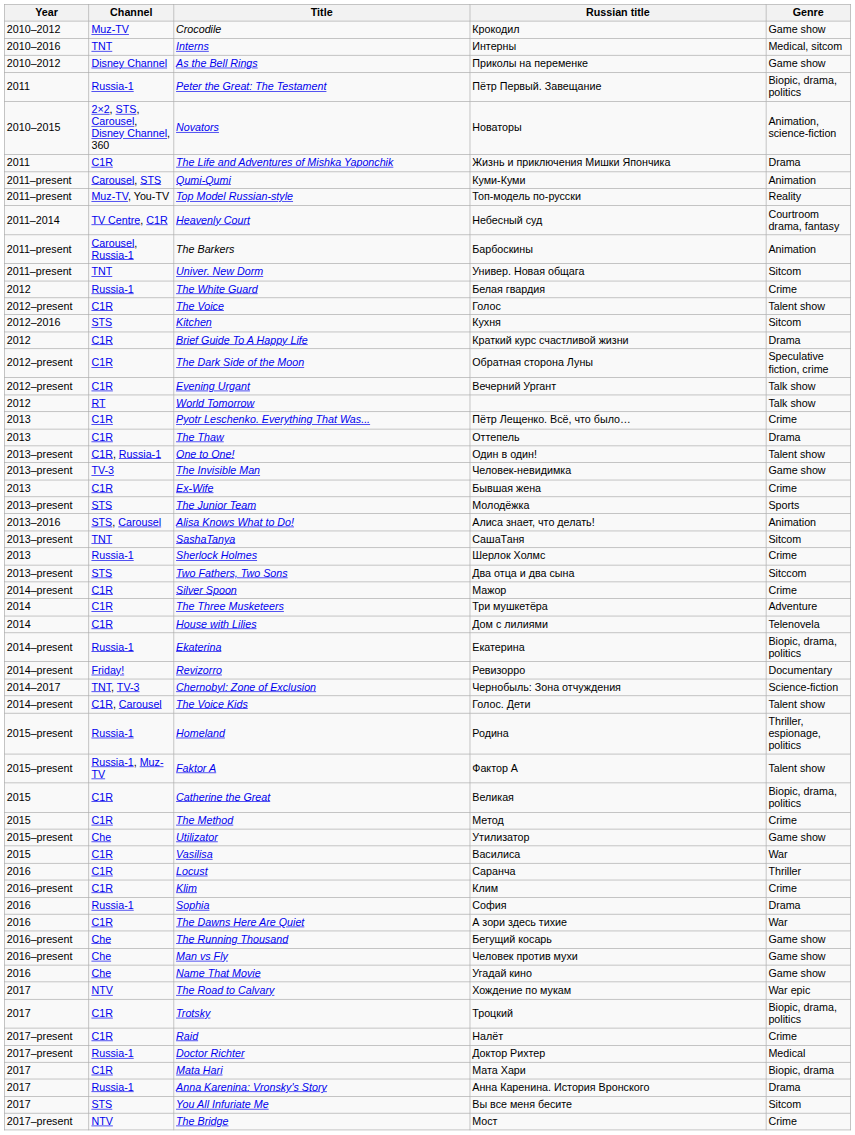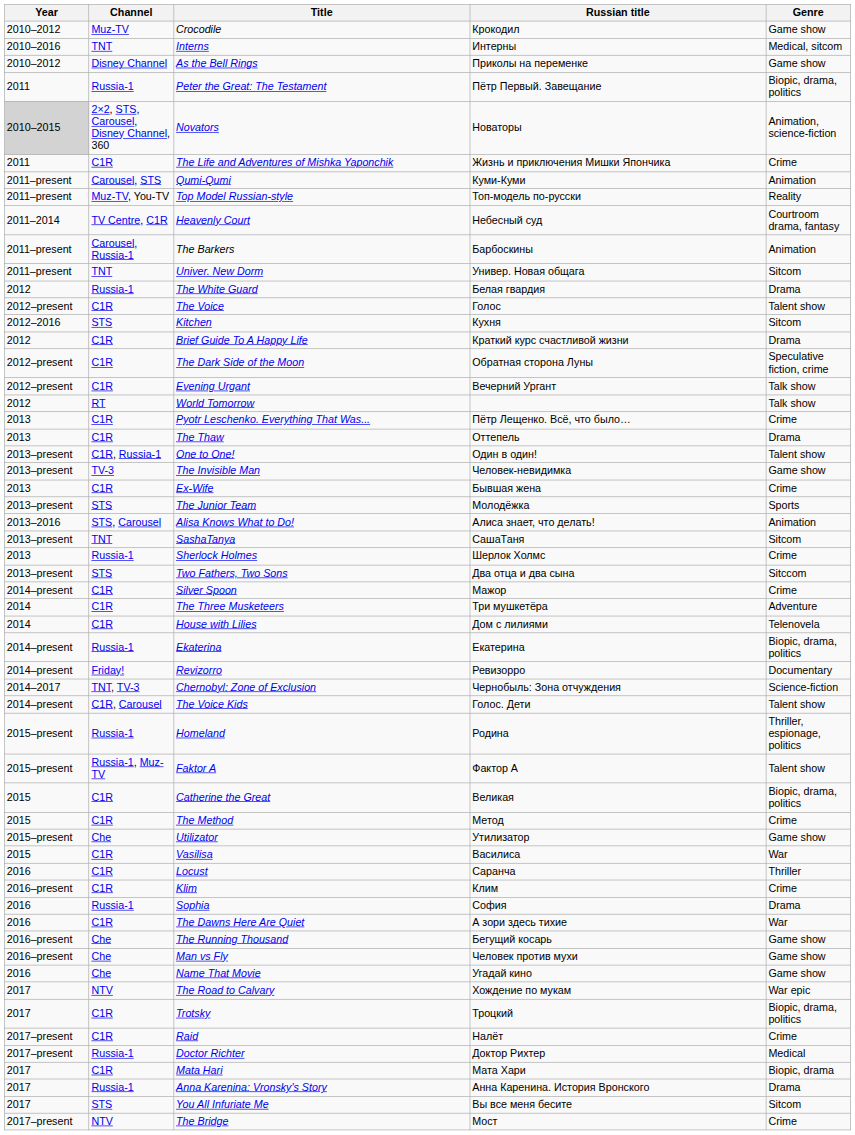(34, 128) no background -> (34, 128) lightgrey background
(784, 163) Drama -> (783, 163) Crime
(783, 289) Crime -> (784, 289) Drama
